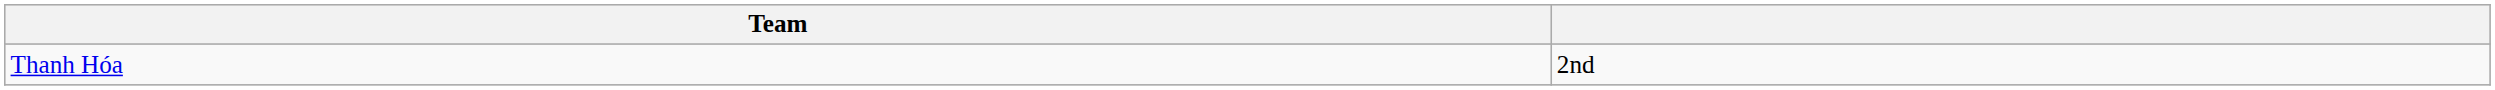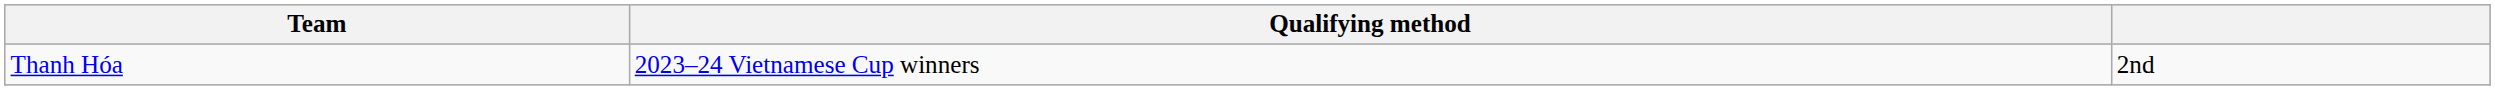+ column: (1370, 24)
